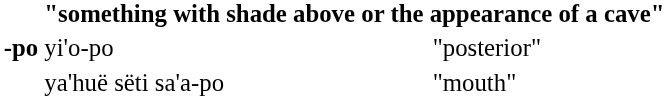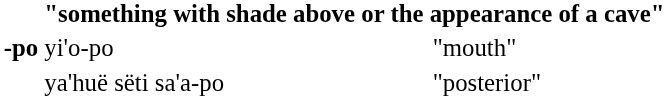(487, 48) "posterior" -> (474, 48) "mouth"
(474, 82) "mouth" -> (487, 82) "posterior"
